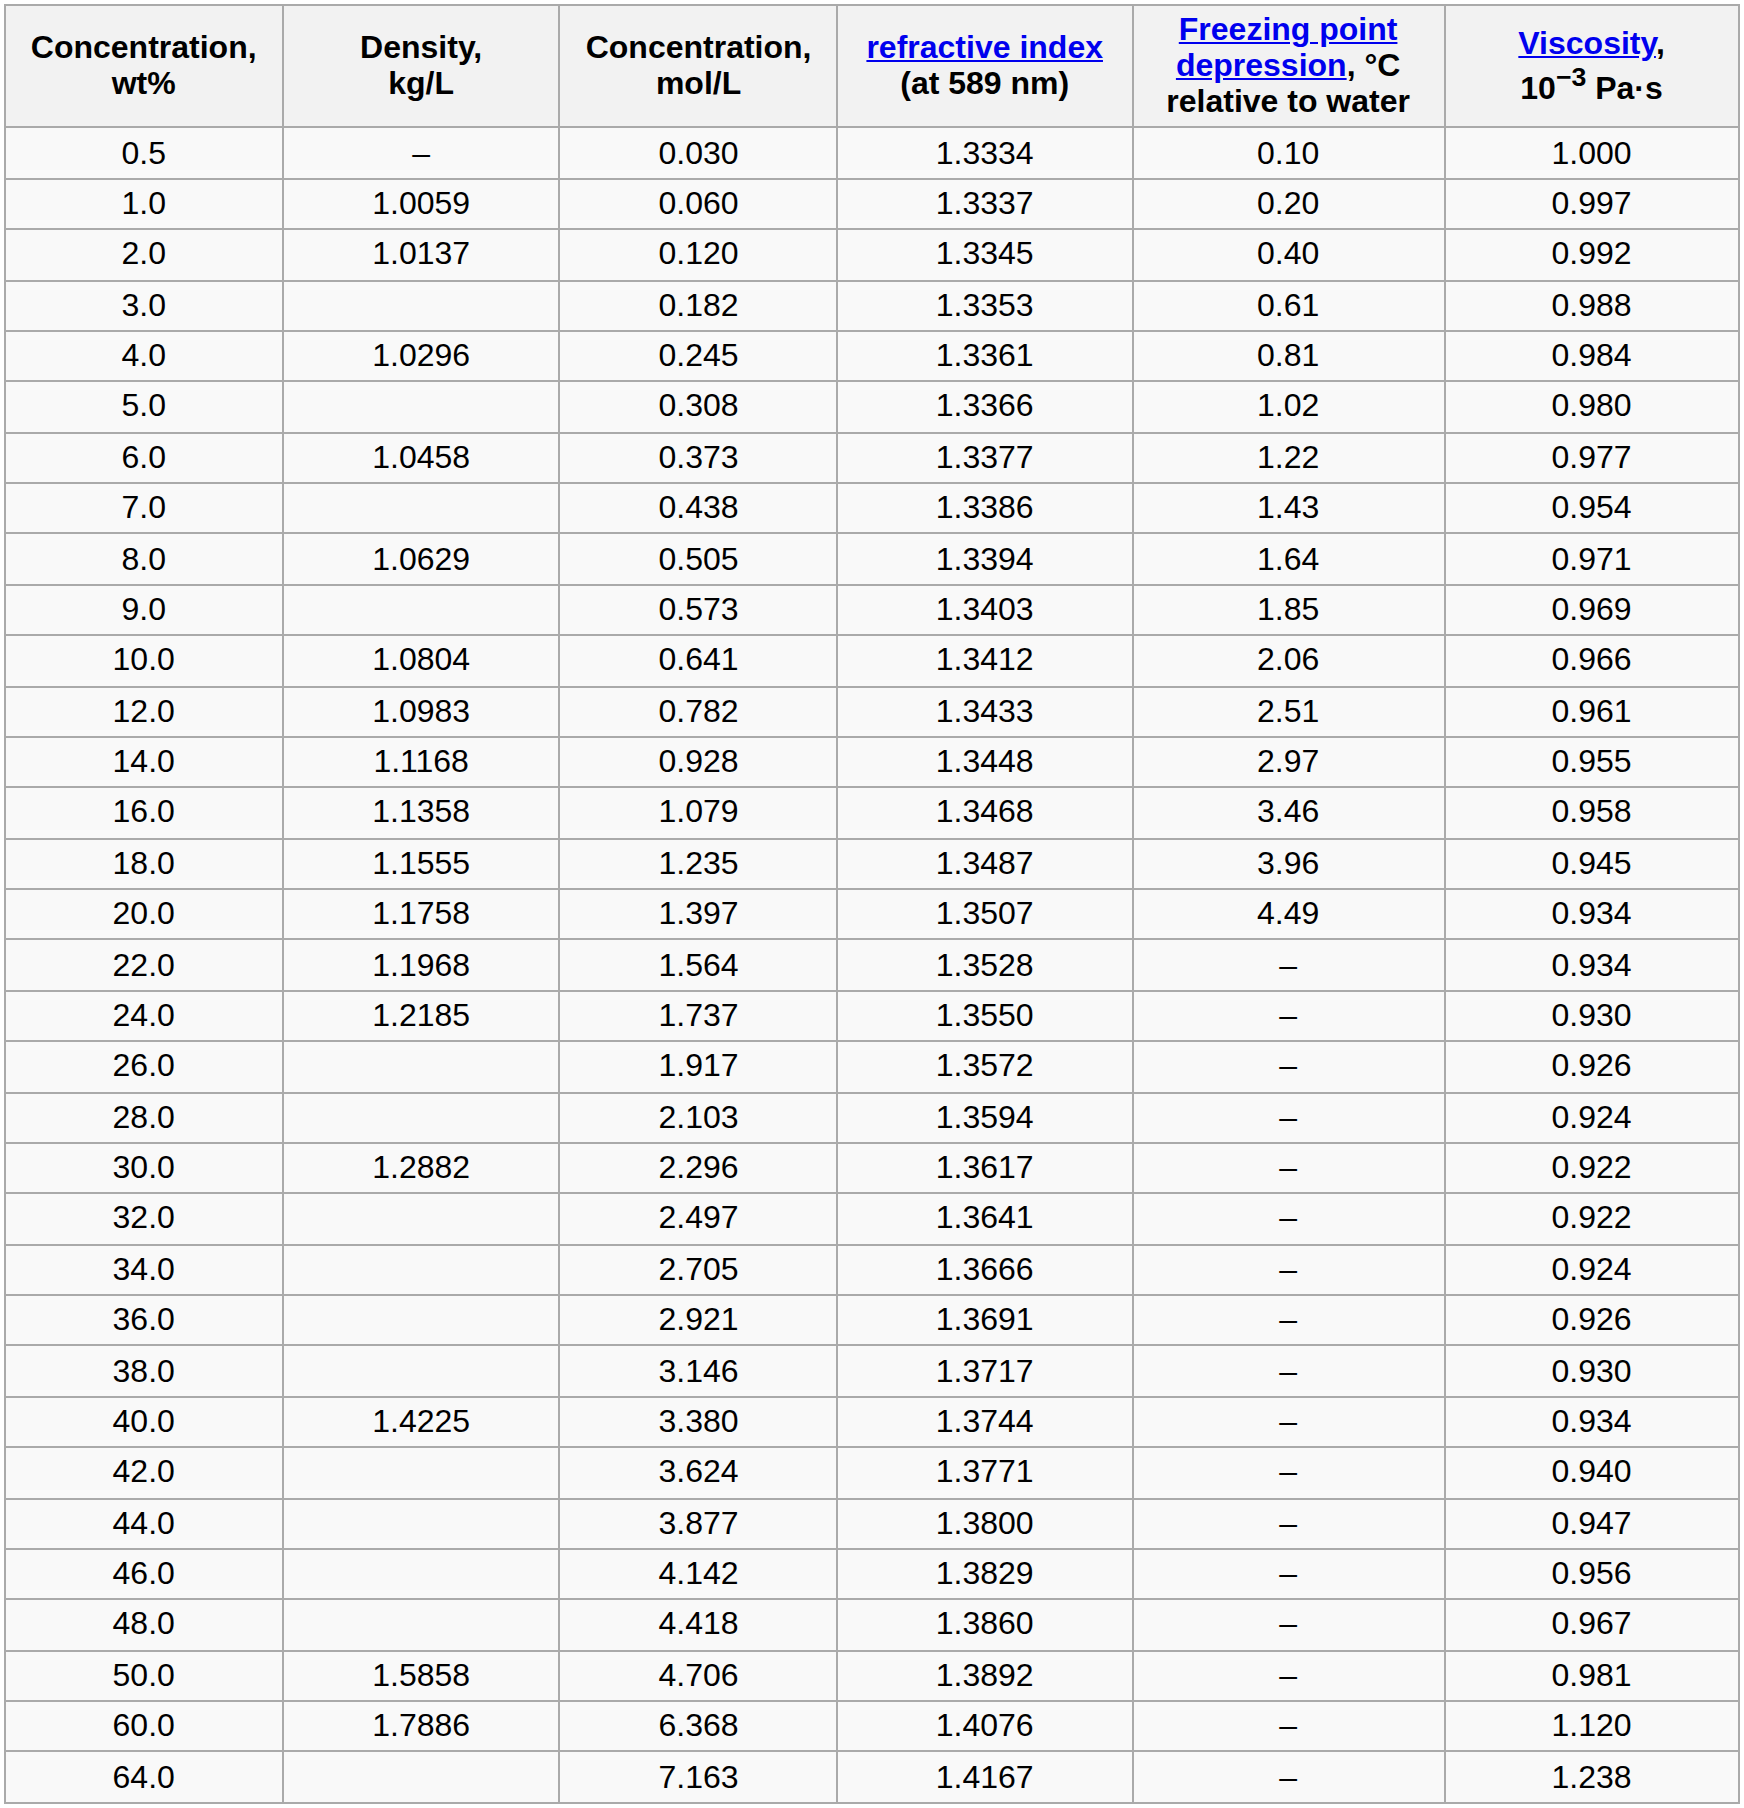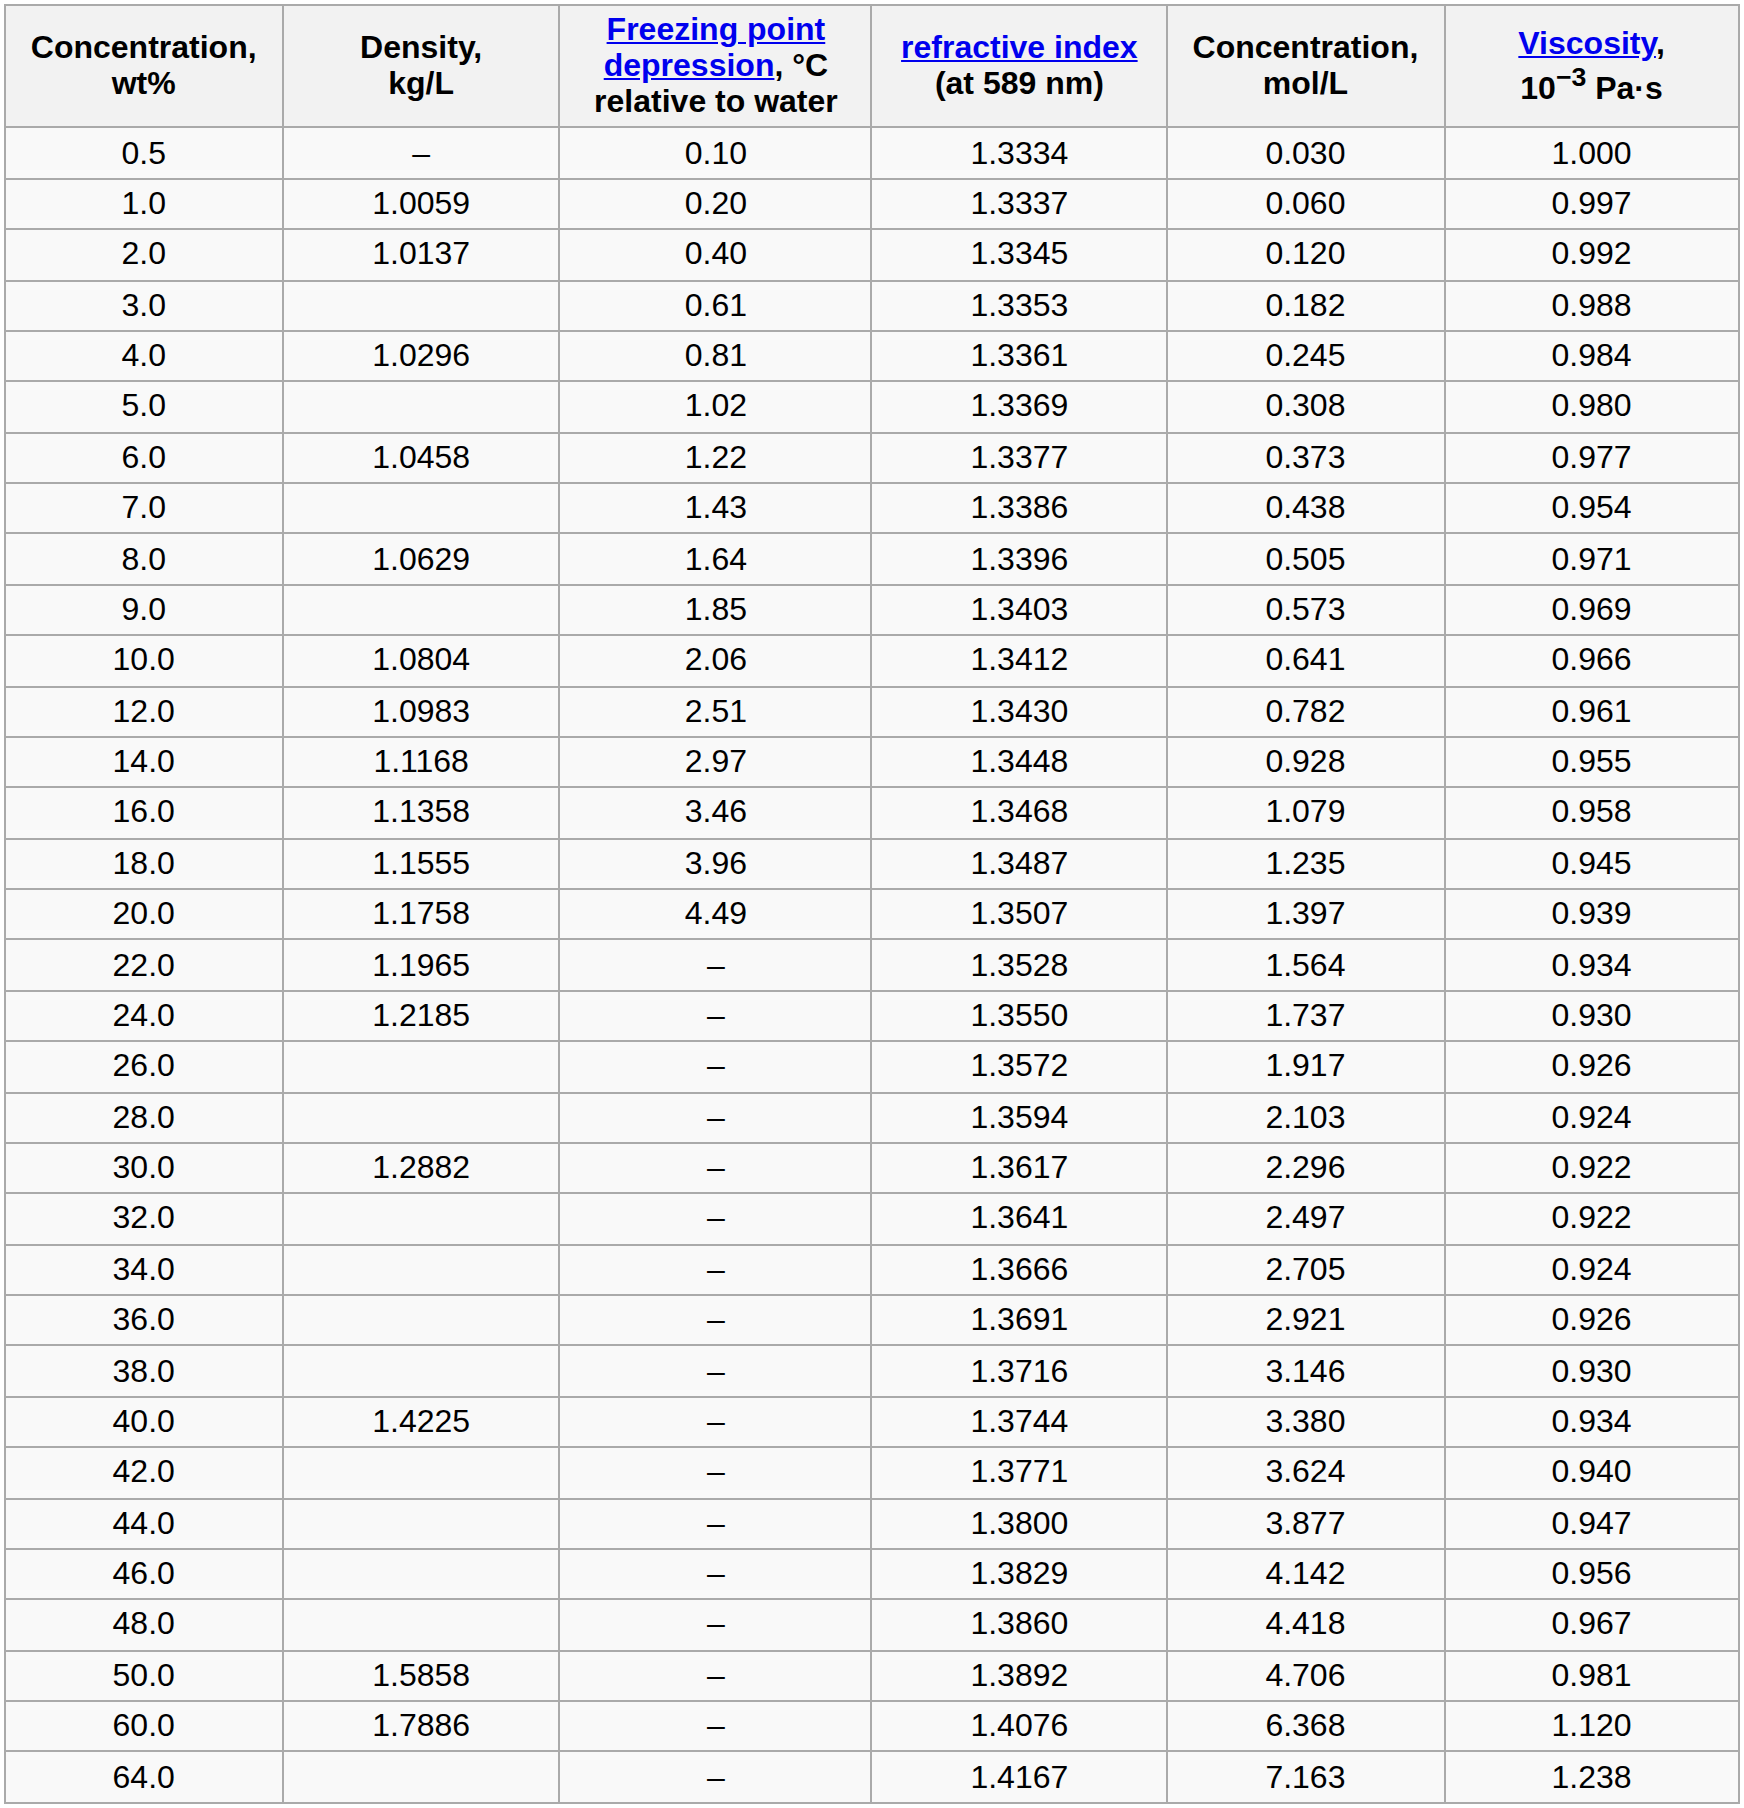columns swapped: (699, 65) <-> (1288, 65)
(985, 406) 1.3366 -> (1019, 406) 1.3369
(985, 558) 1.3394 -> (1019, 558) 1.3396
(985, 710) 1.3433 -> (1019, 710) 1.3430
(1592, 913) 0.934 -> (1592, 913) 0.939
(421, 964) 1.1968 -> (421, 964) 1.1965
(985, 1370) 1.3717 -> (1019, 1370) 1.3716
